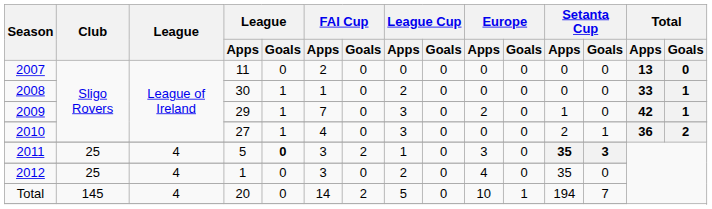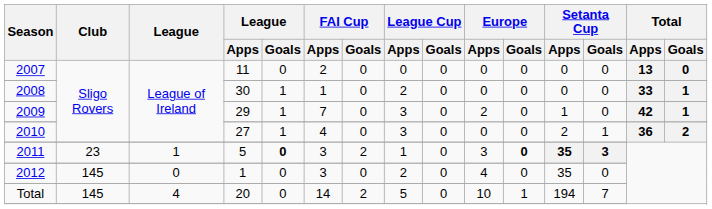(93, 152) 25 -> (93, 152) 23
(176, 152) 4 -> (176, 152) 1
(524, 152) normal -> (524, 152) bold
(93, 173) 25 -> (93, 173) 145
(176, 173) 4 -> (176, 173) 0
